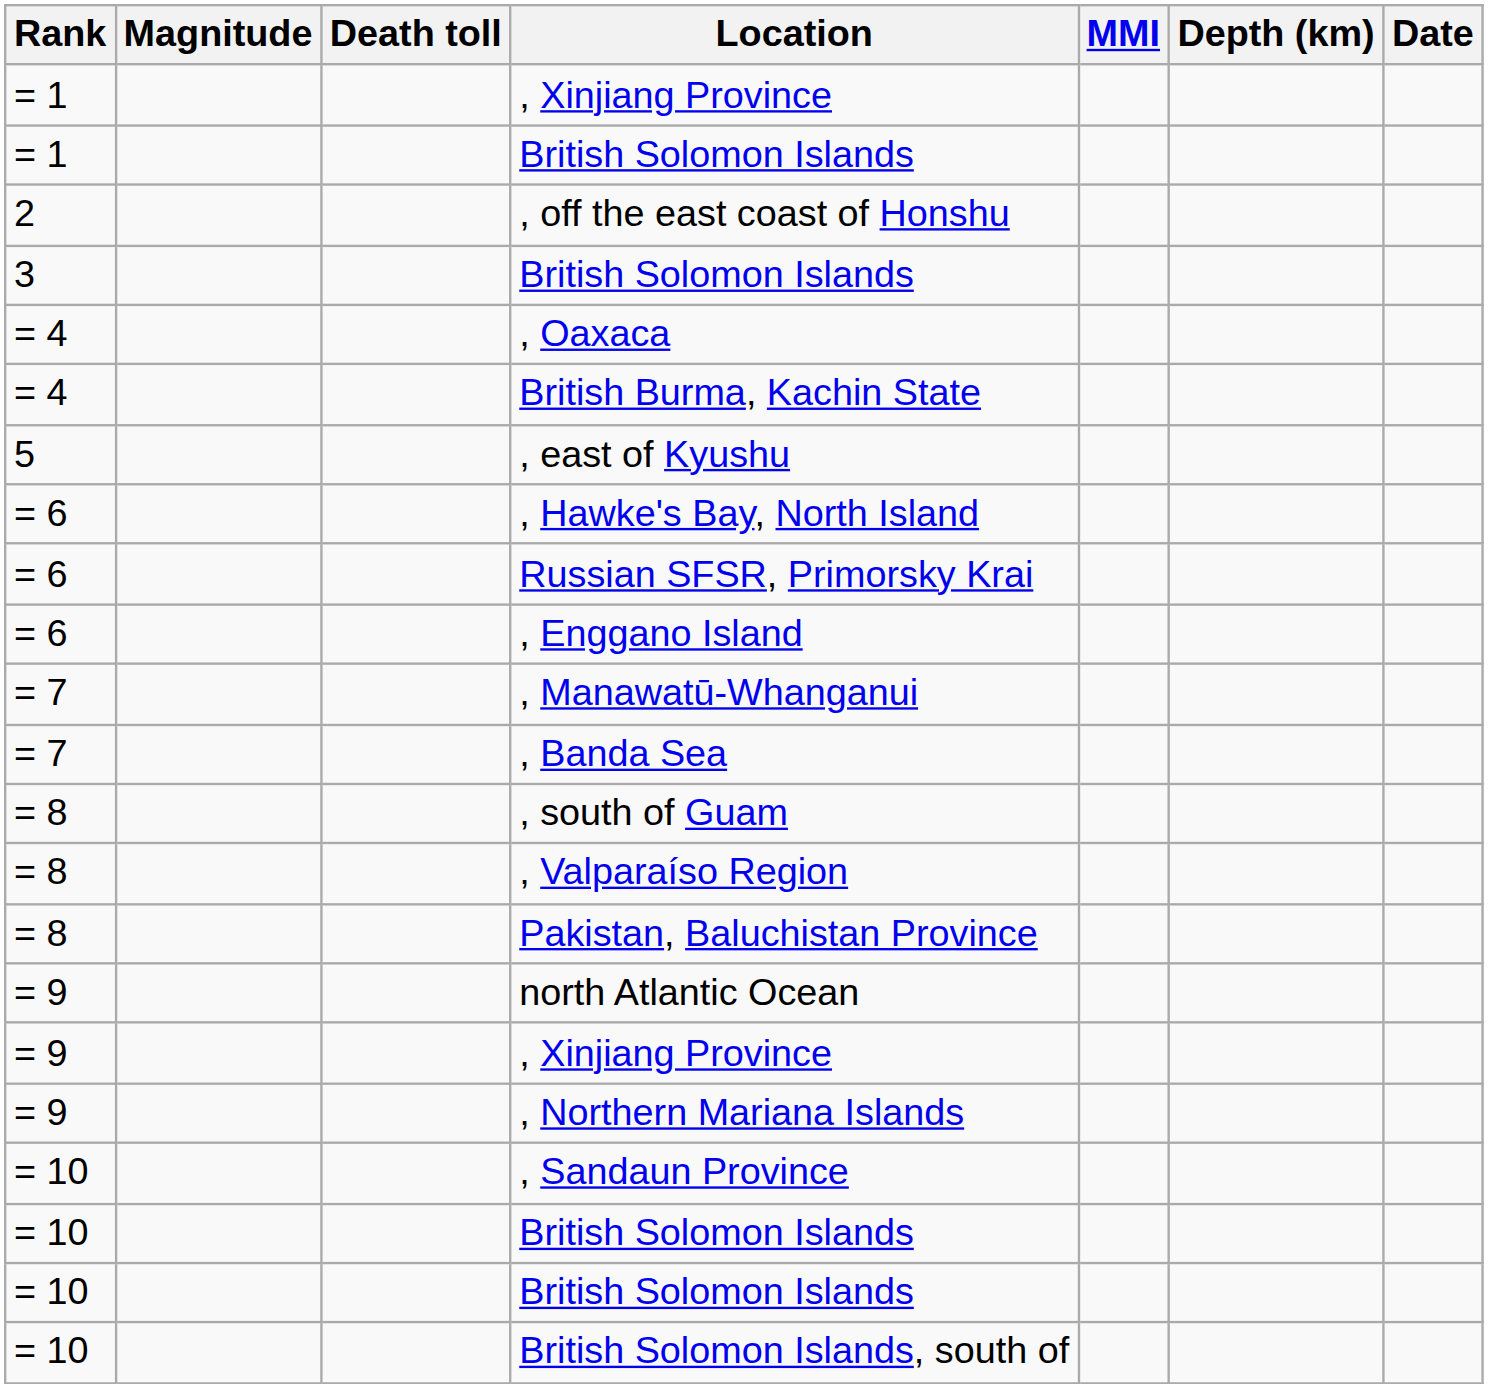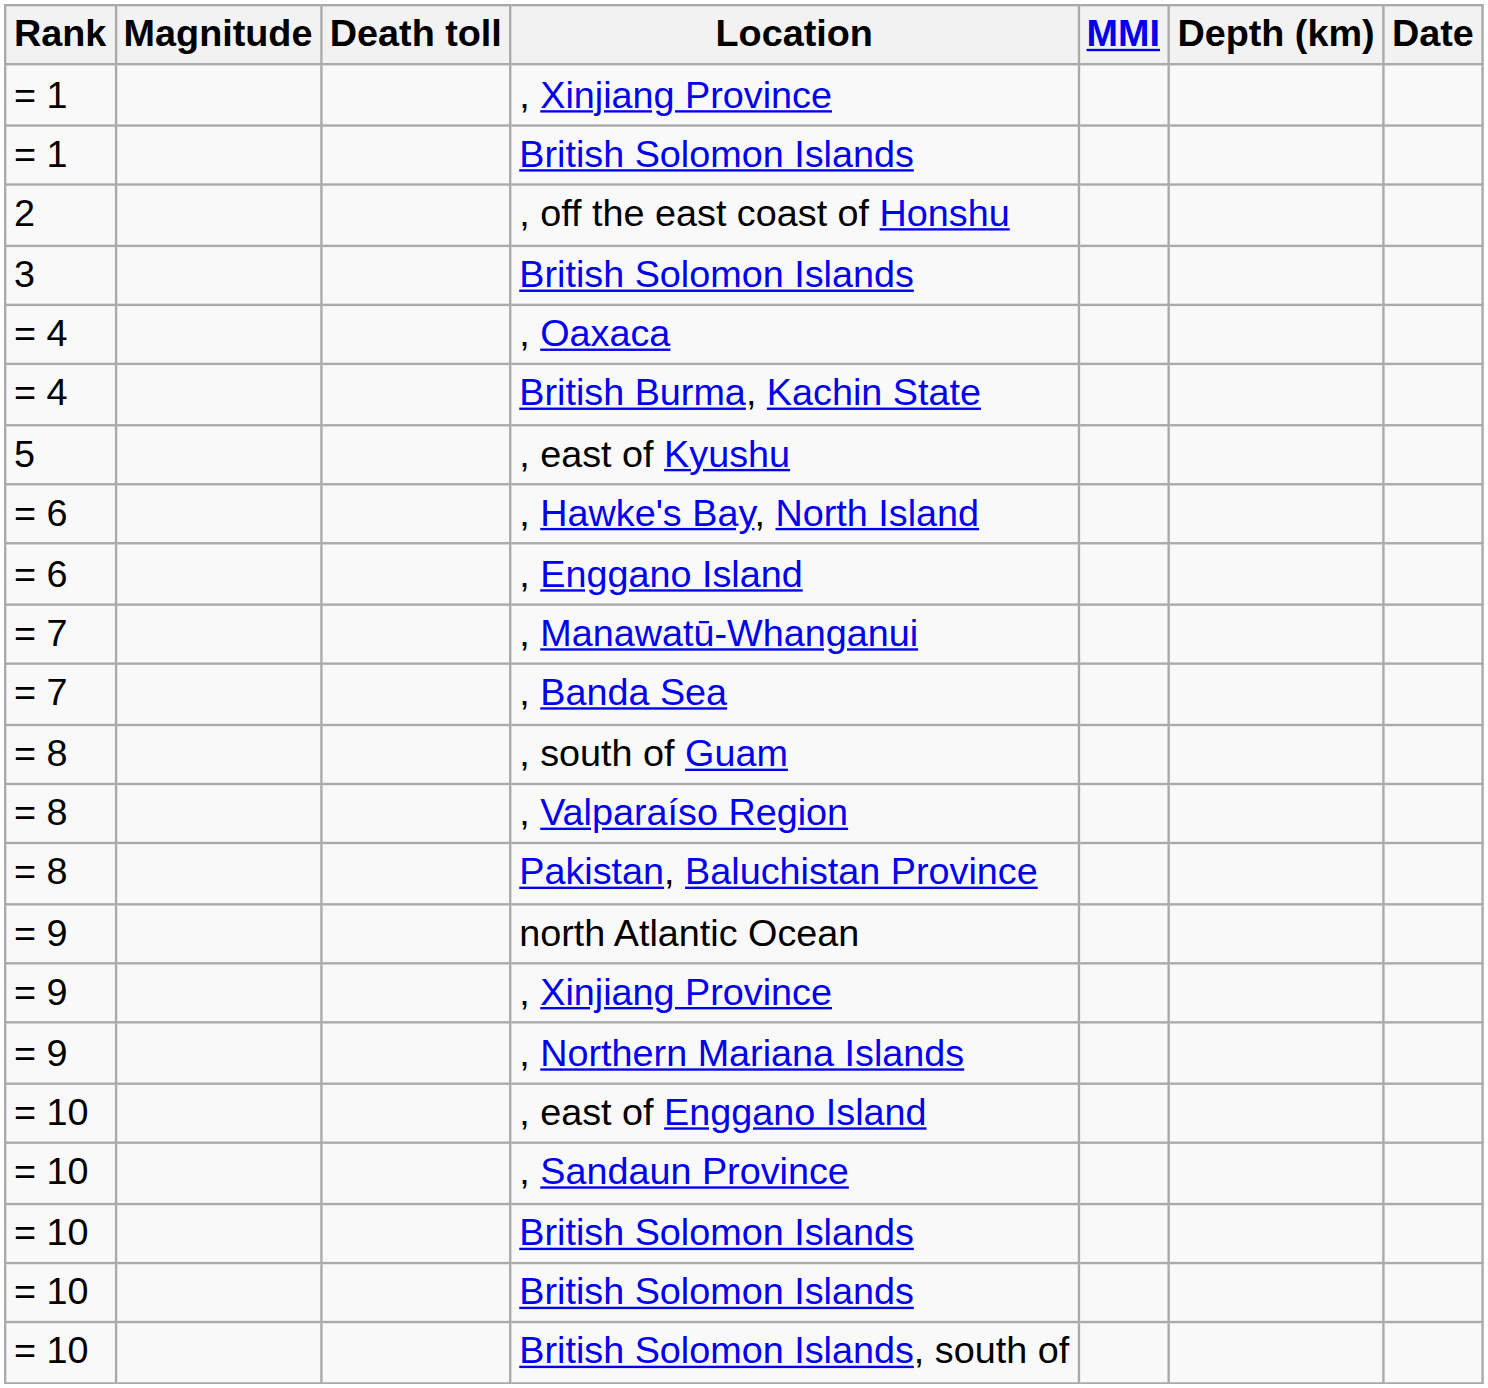- row: (41, 573)
+ row: (51, 1112)
